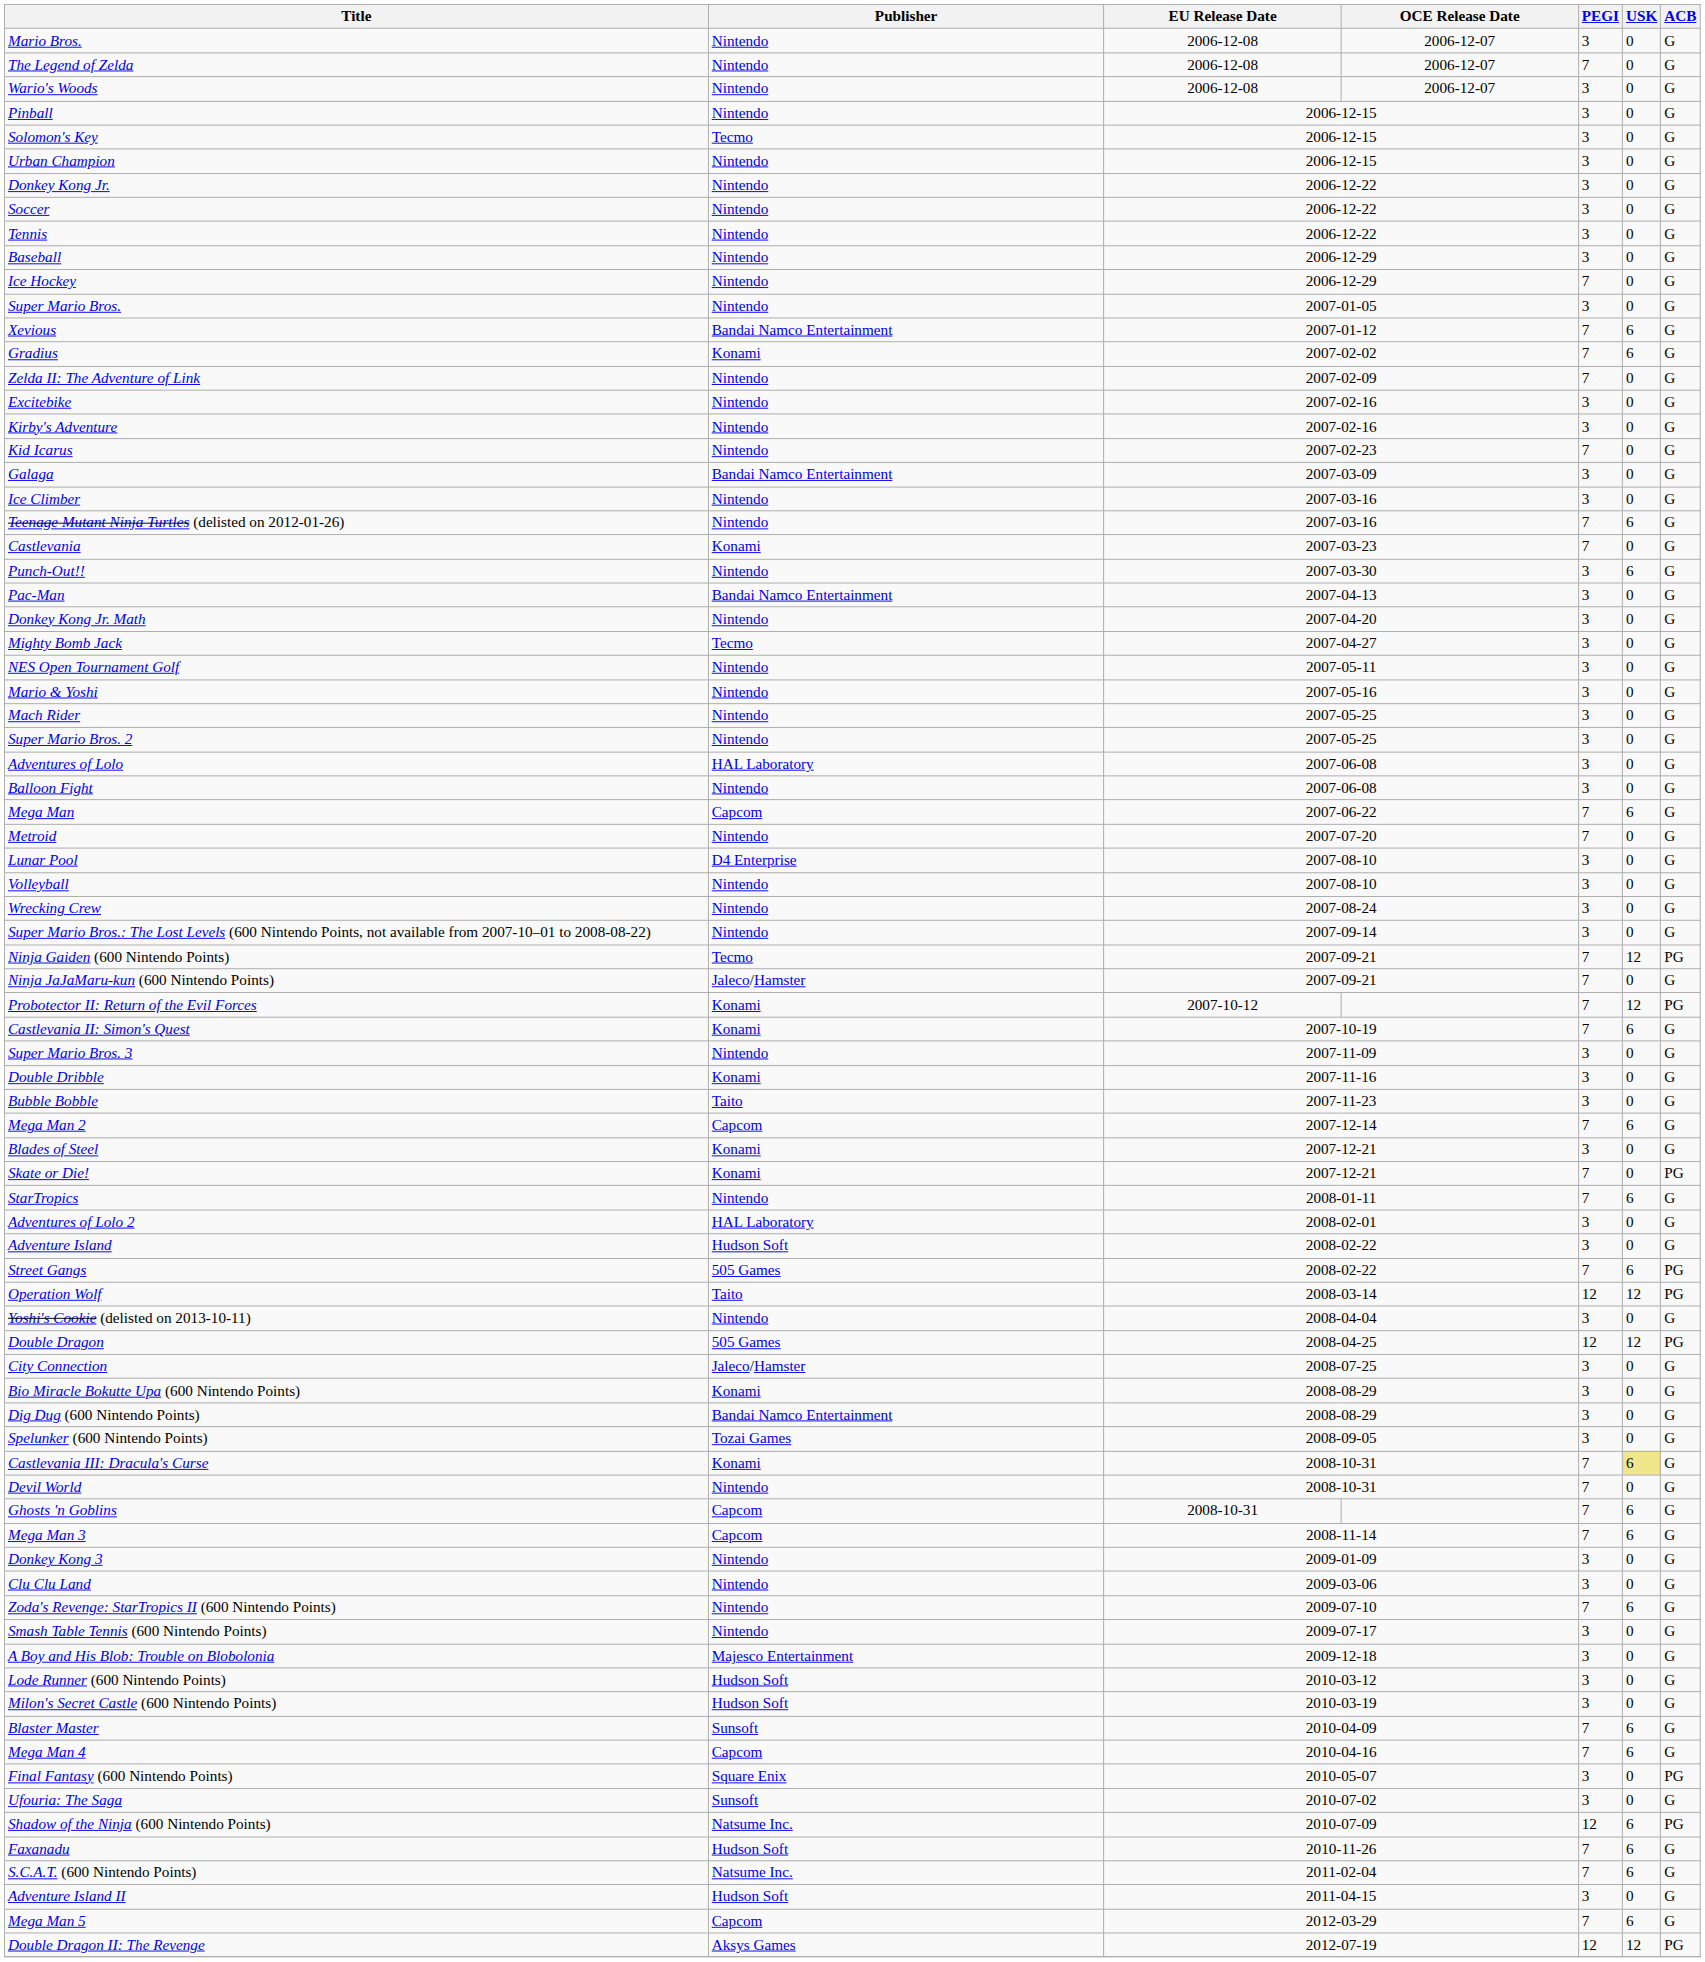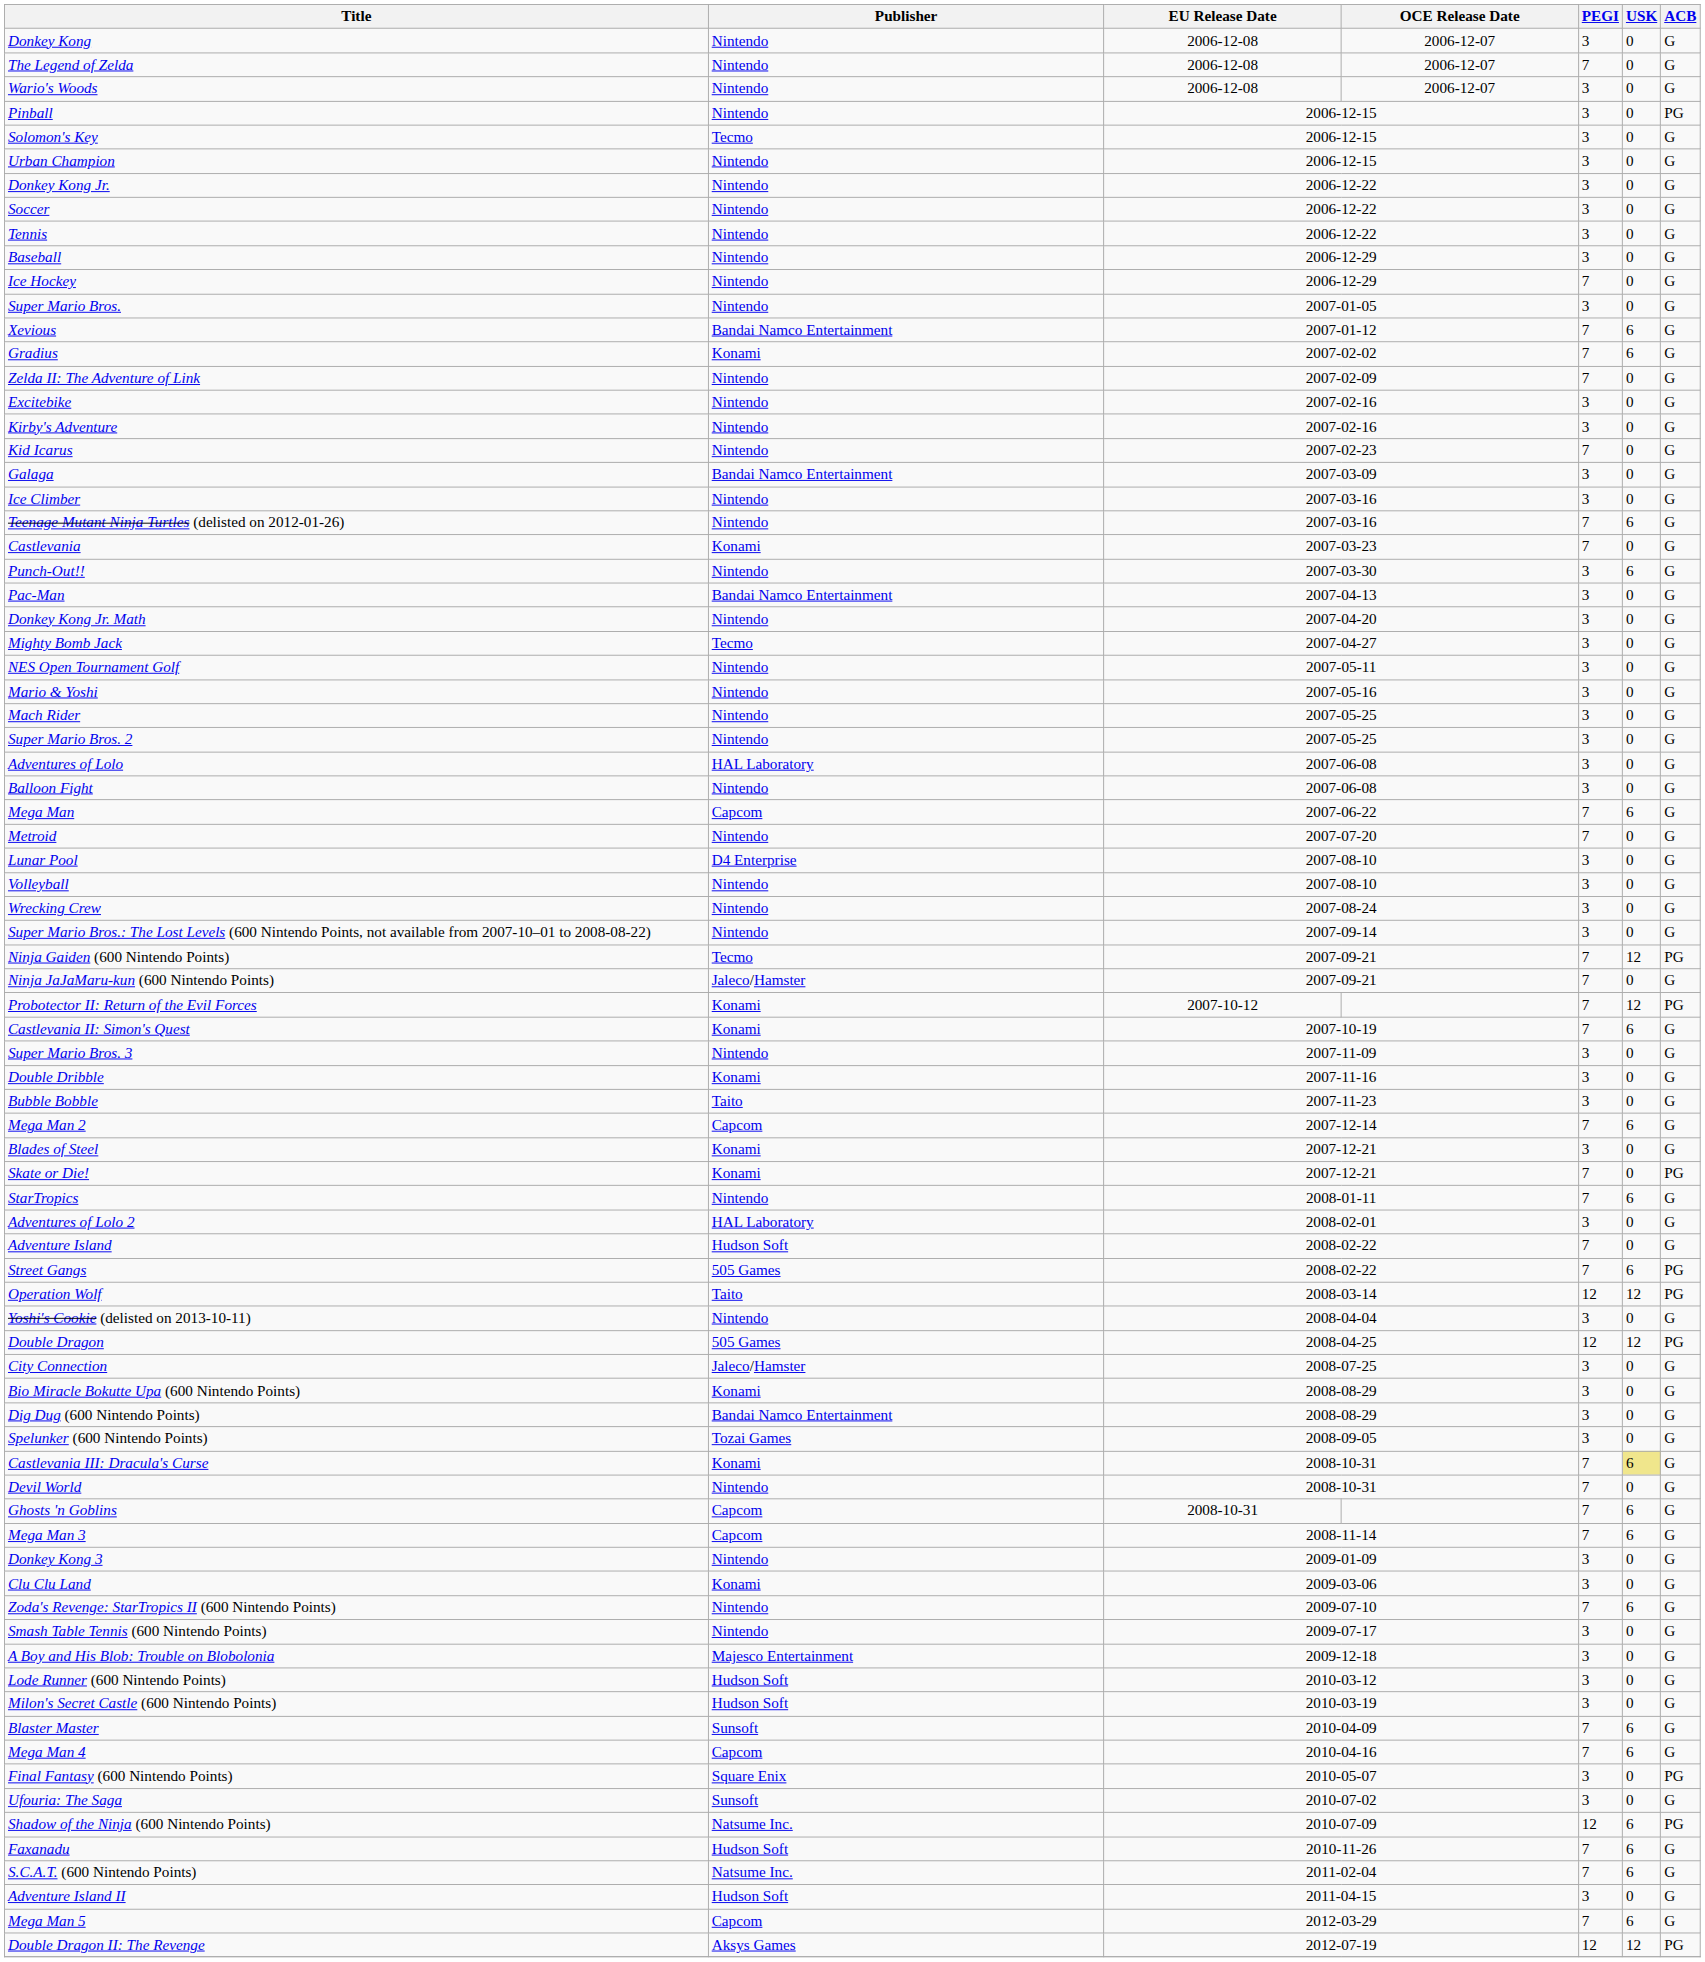+ row: (50, 40)
- row: (45, 40)
(1670, 112) G -> (1674, 112) PG
(1586, 1245) 3 -> (1586, 1245) 7
(740, 1583) Nintendo -> (736, 1583) Konami
